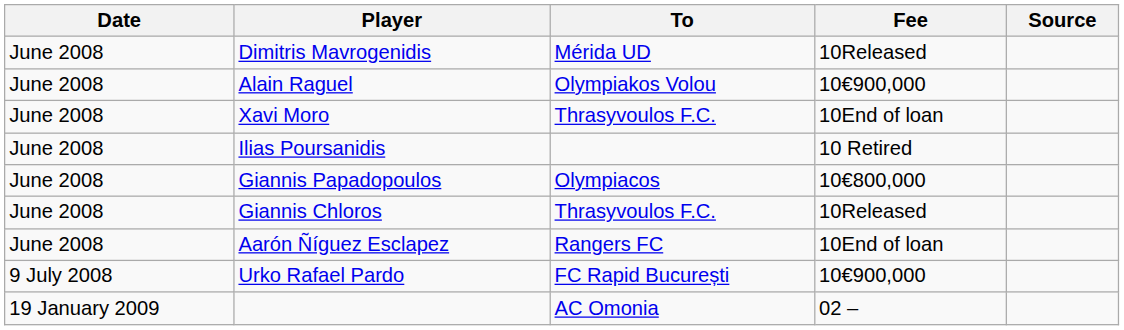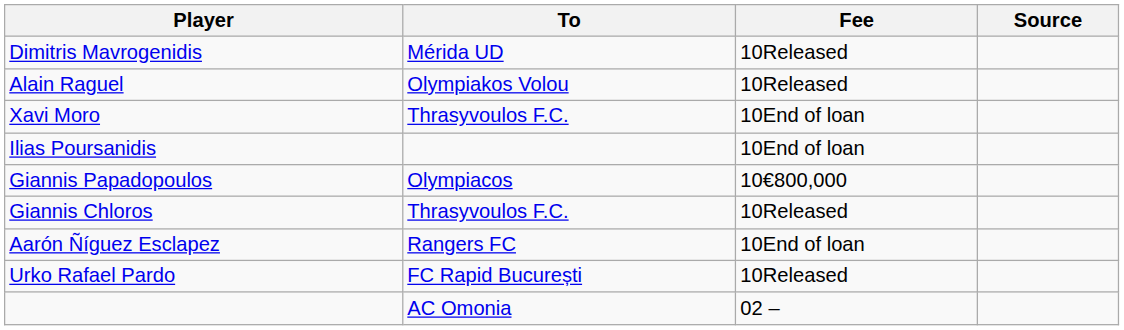- column: (119, 20)
(872, 84) 10€900,000 -> (794, 84) 10Released
(866, 148) 10 Retired -> (803, 148) 10End of loan
(872, 276) 10€900,000 -> (794, 276) 10Released
